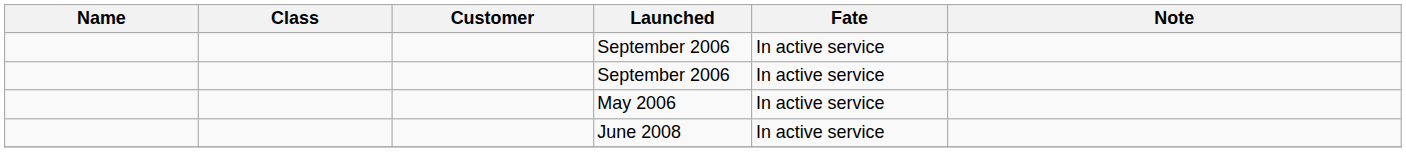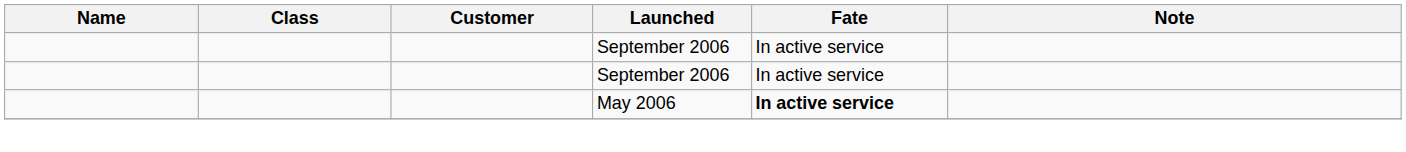(820, 103) normal -> (825, 103) bold
- row: (101, 132)
